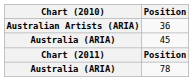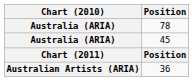rows swapped: (165, 69) <-> (165, 26)
